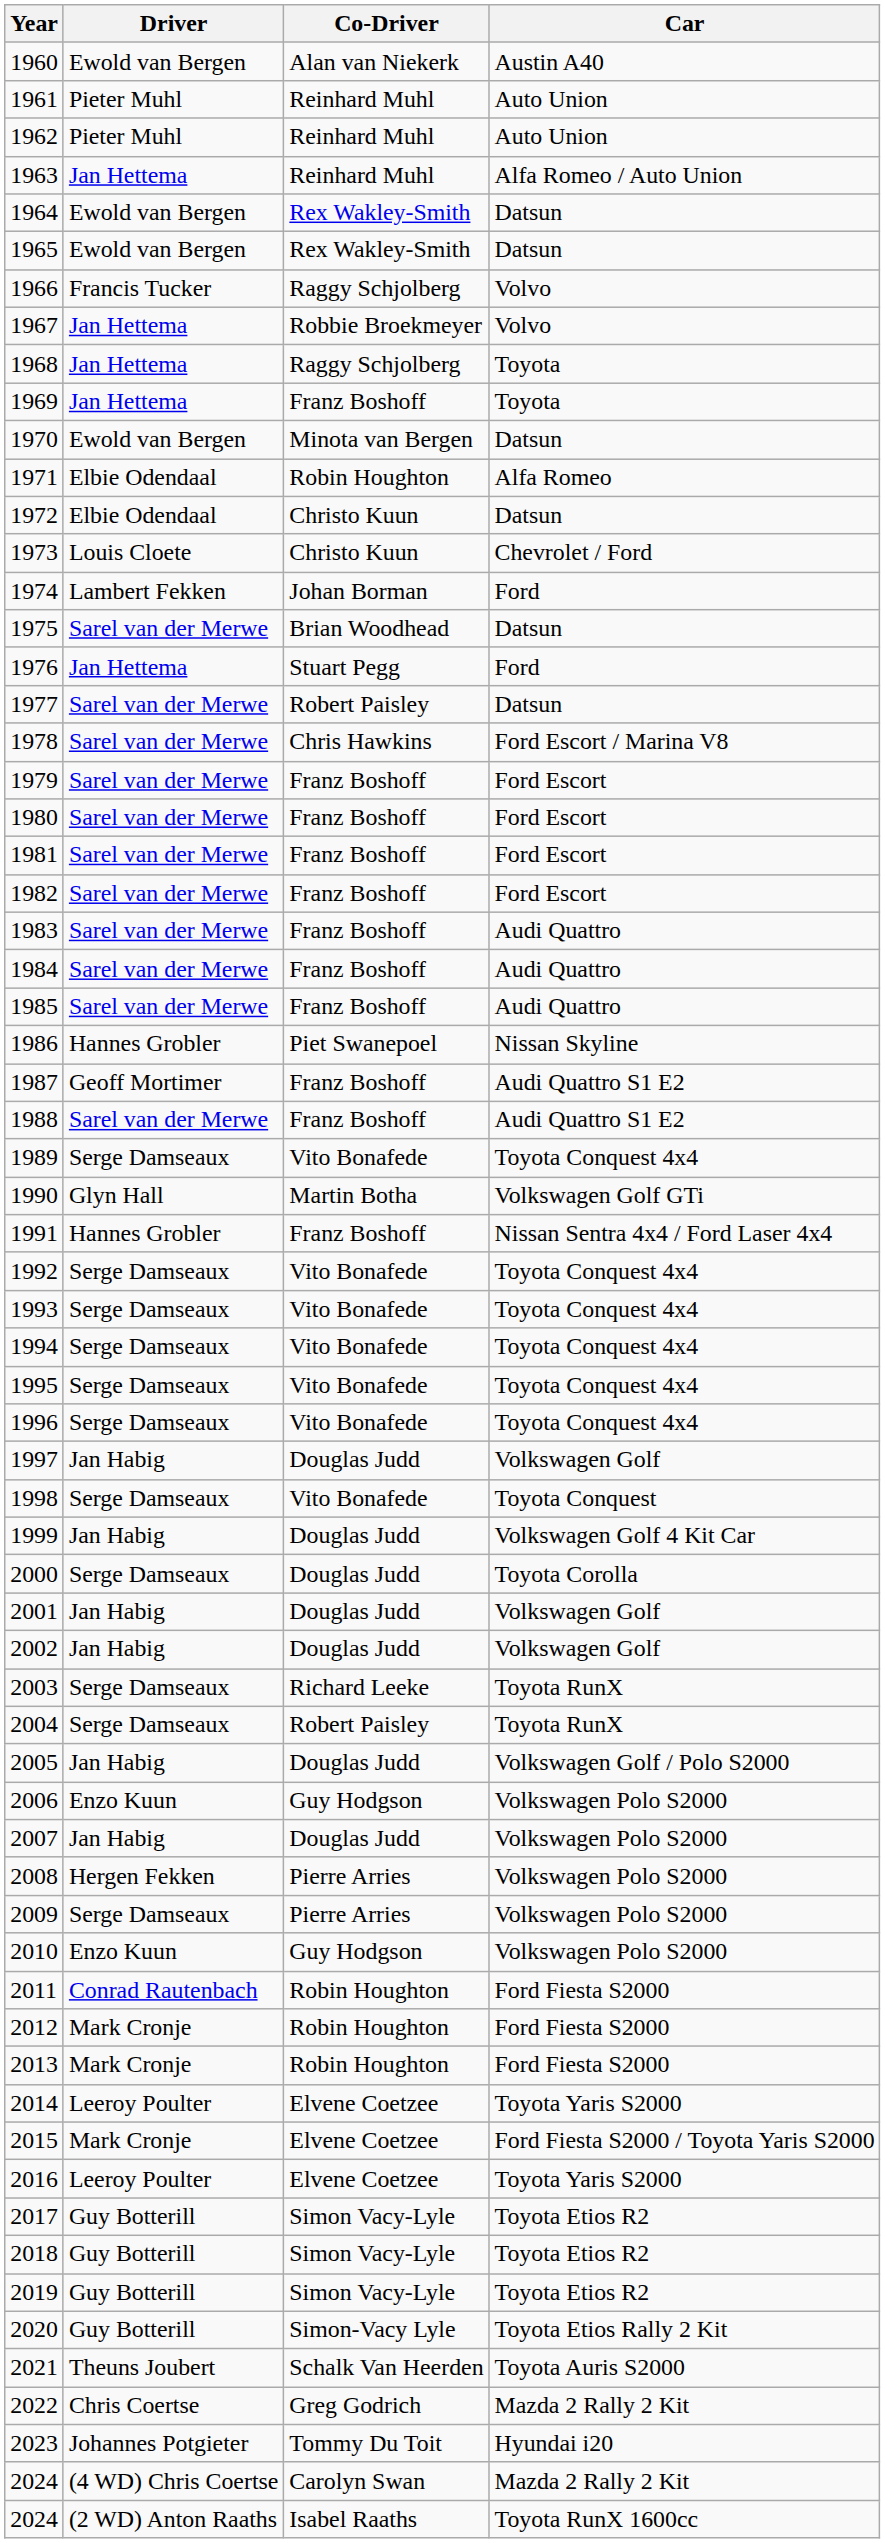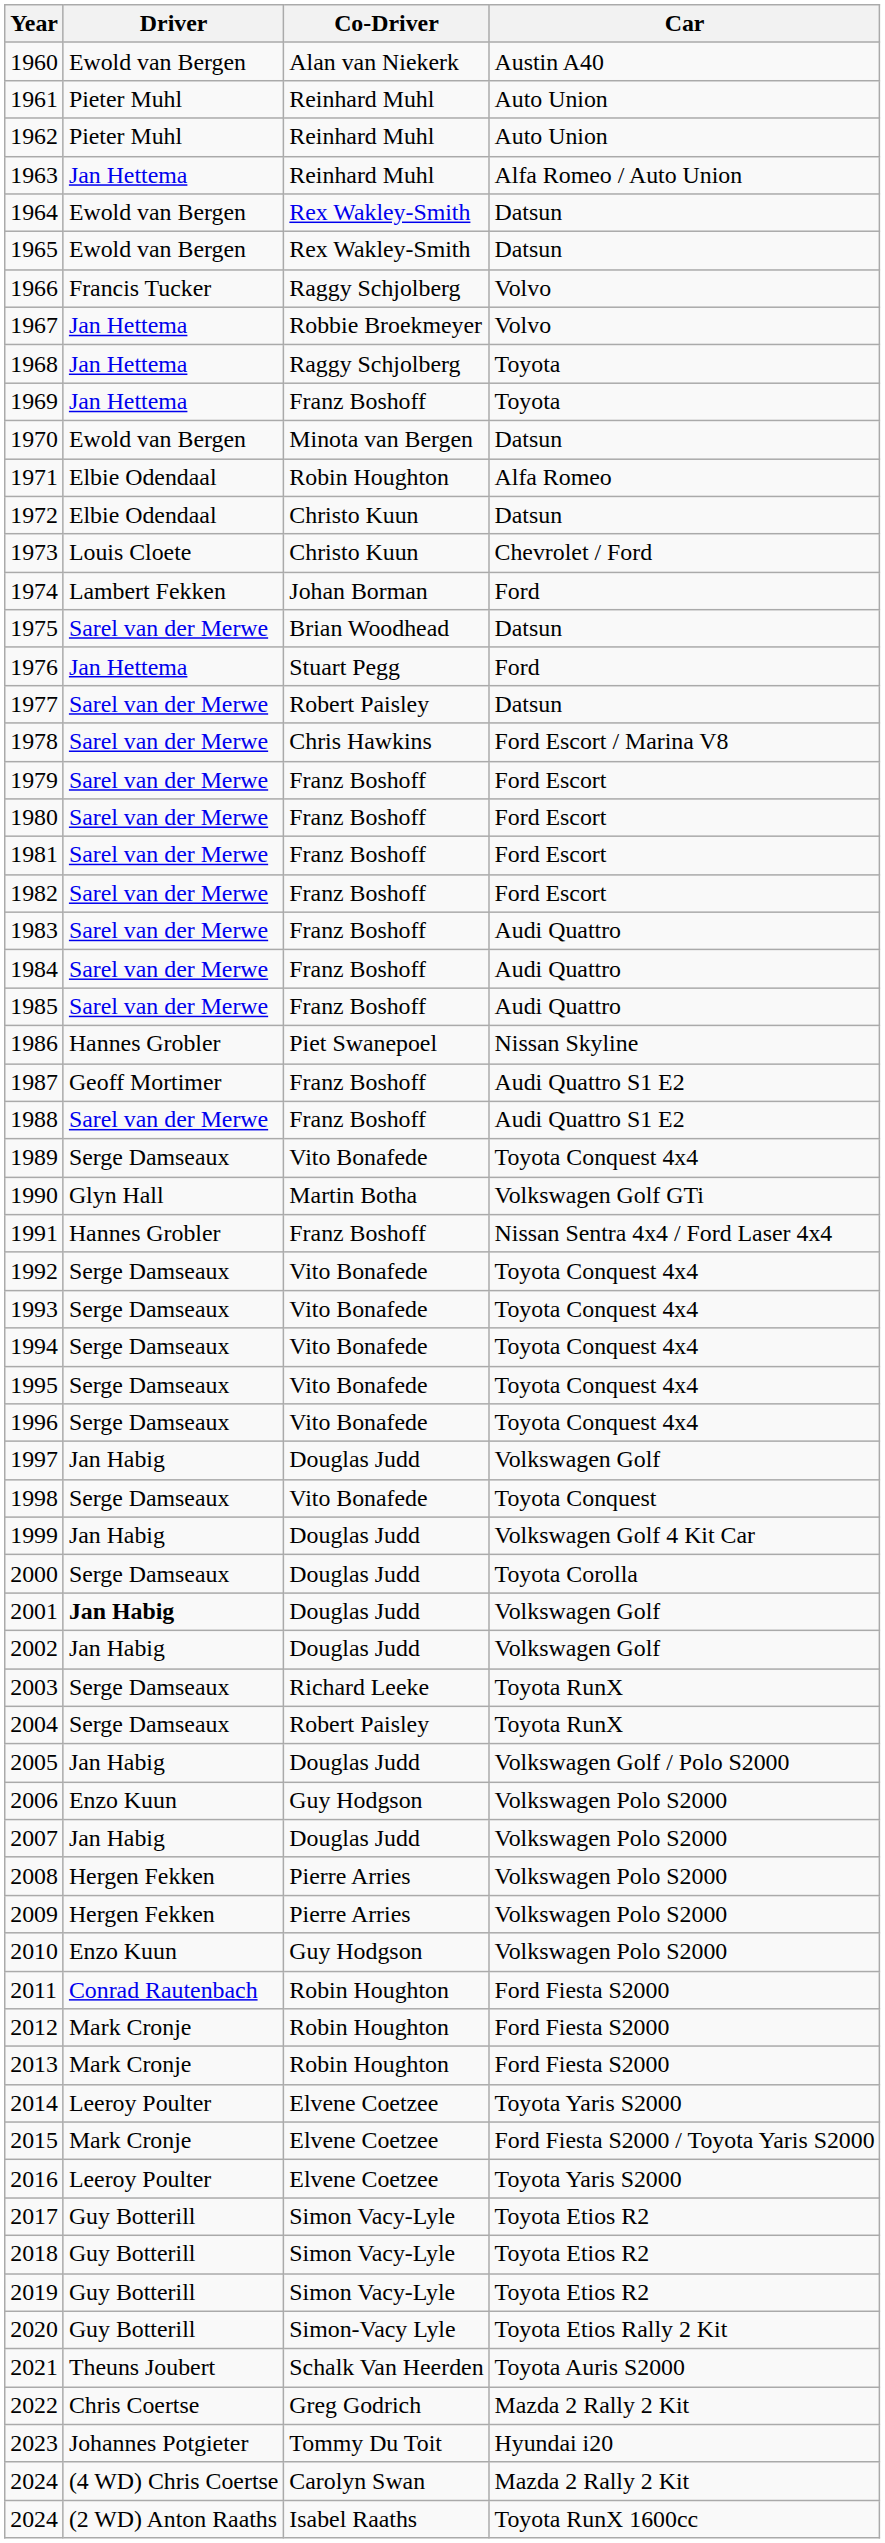(117, 1611) normal -> (122, 1611) bold
(149, 1913) Serge Damseaux -> (142, 1913) Hergen Fekken
